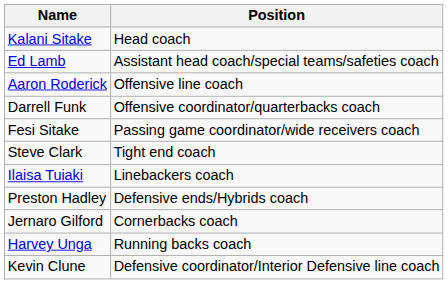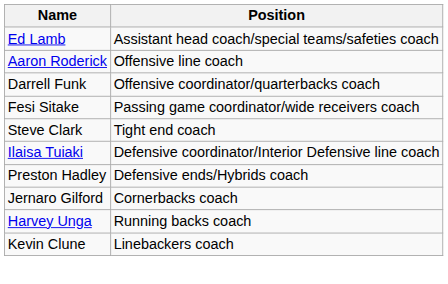- row: (50, 38)
(174, 175) Linebackers coach -> (277, 152) Defensive coordinator/Interior Defensive line coach
(277, 267) Defensive coordinator/Interior Defensive line coach -> (174, 244) Linebackers coach
